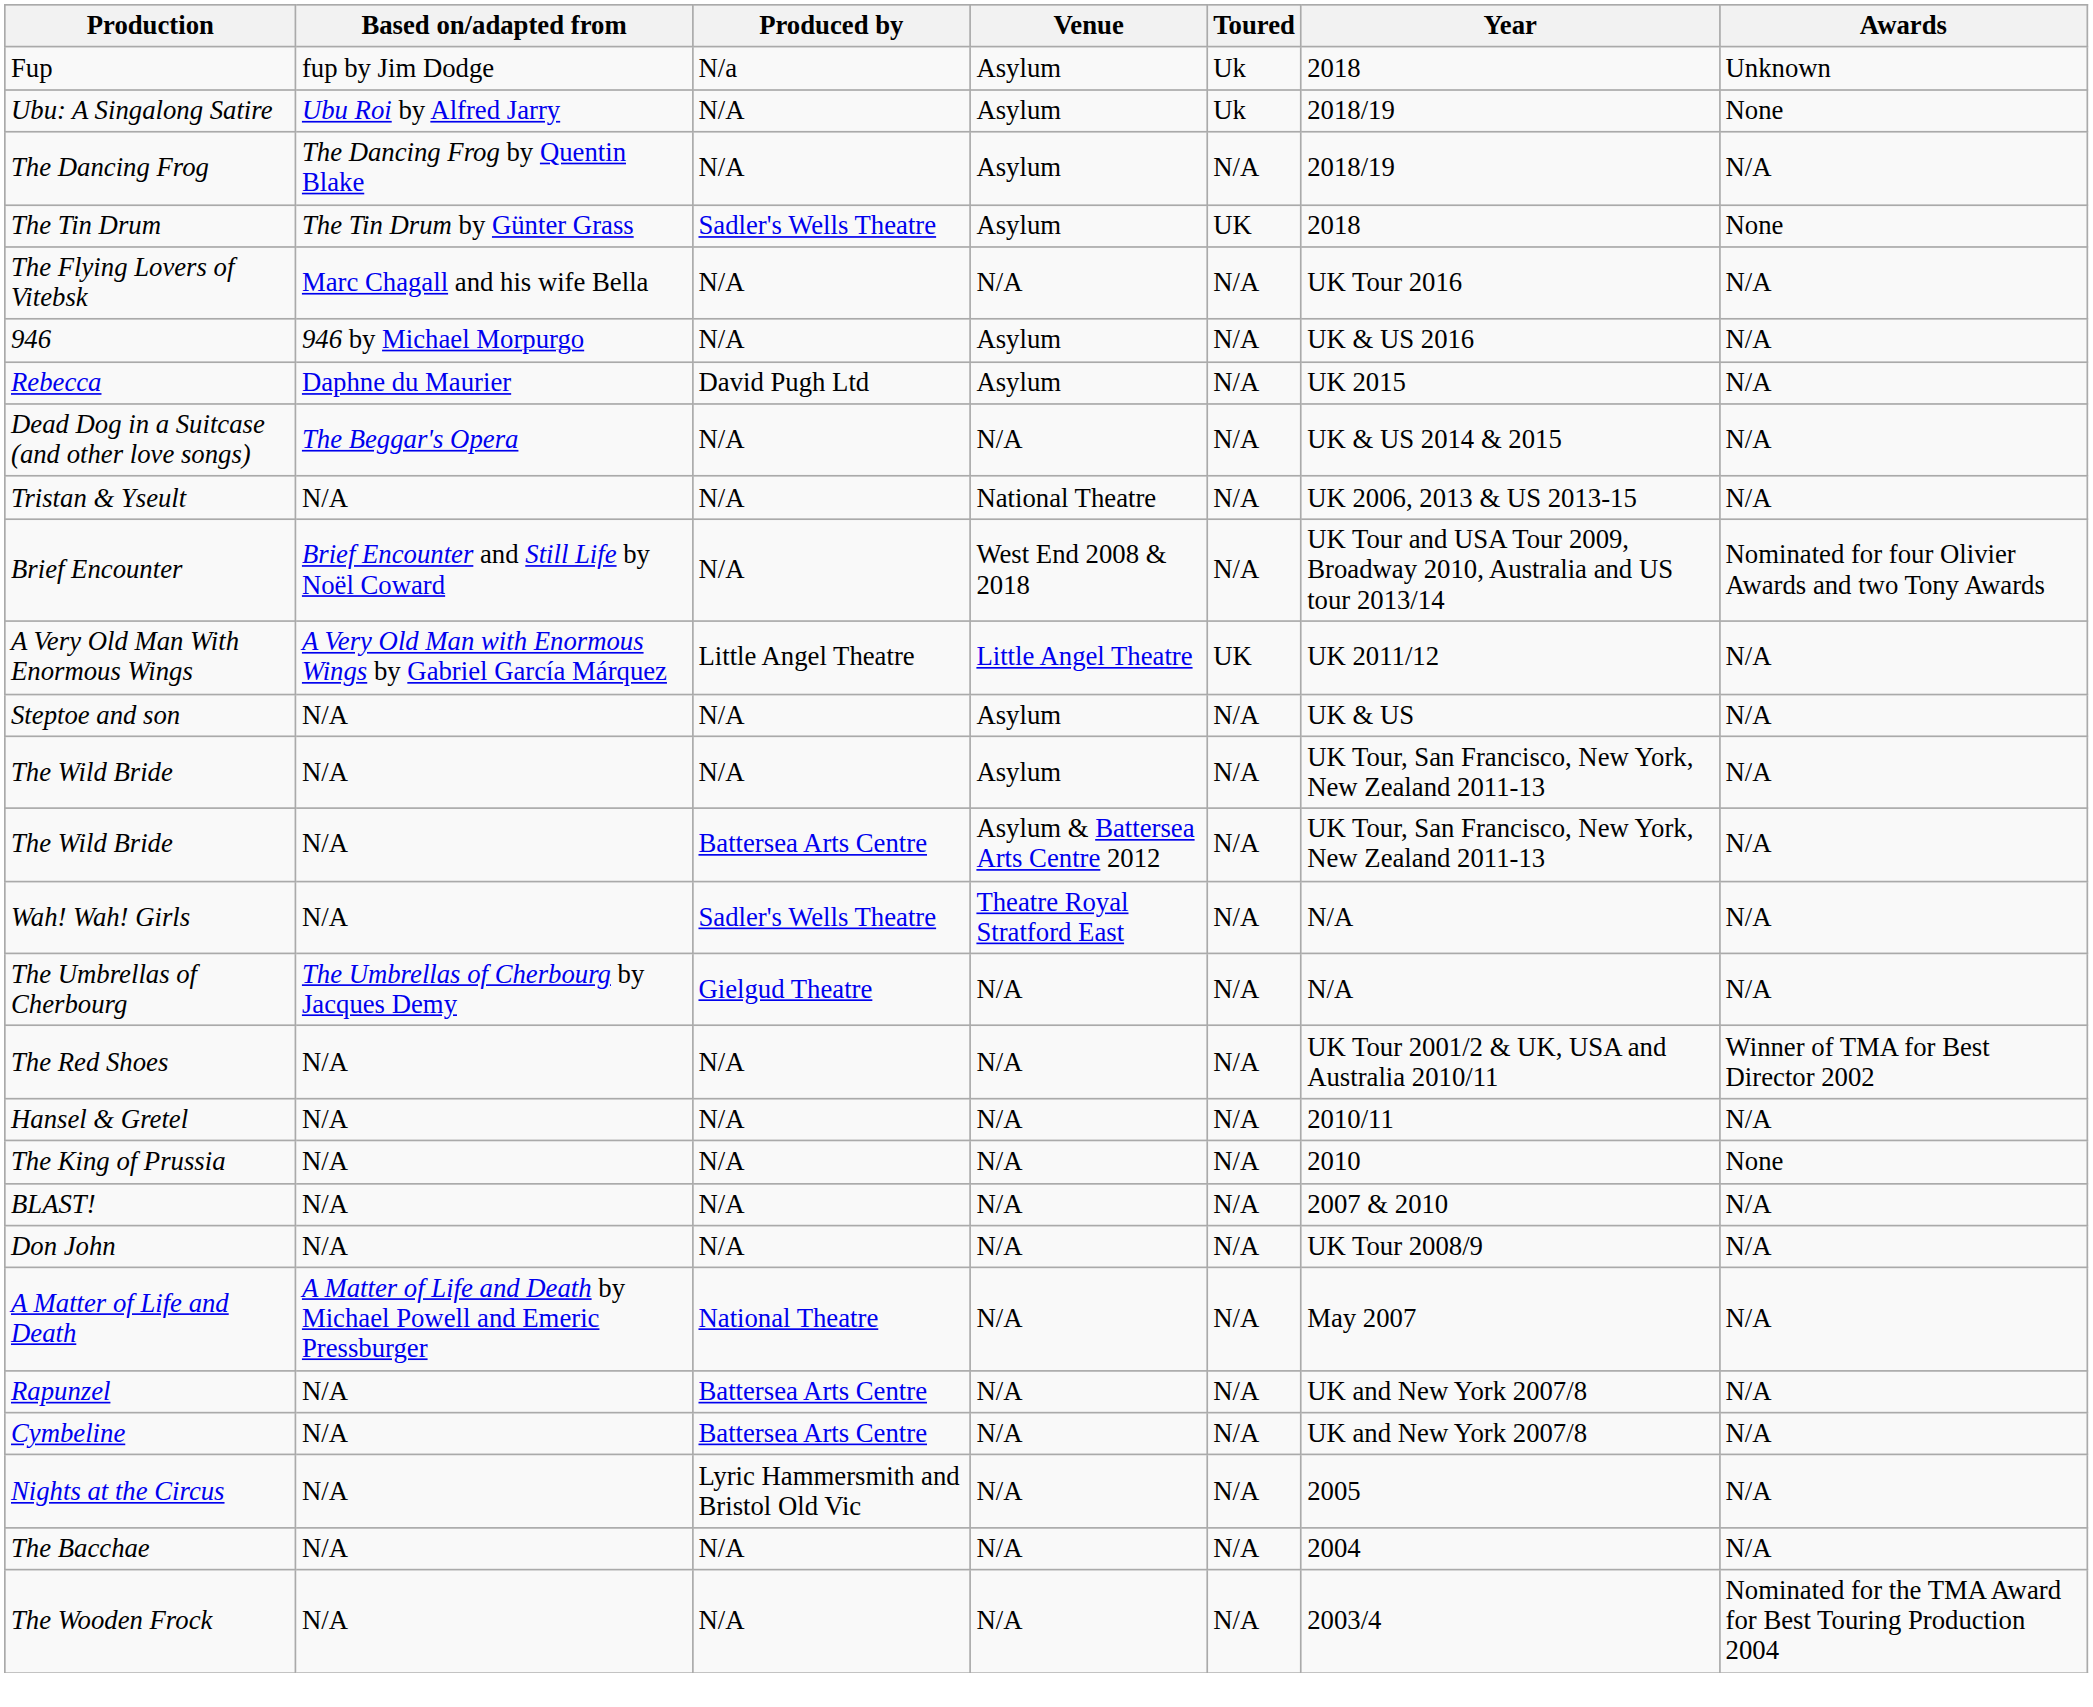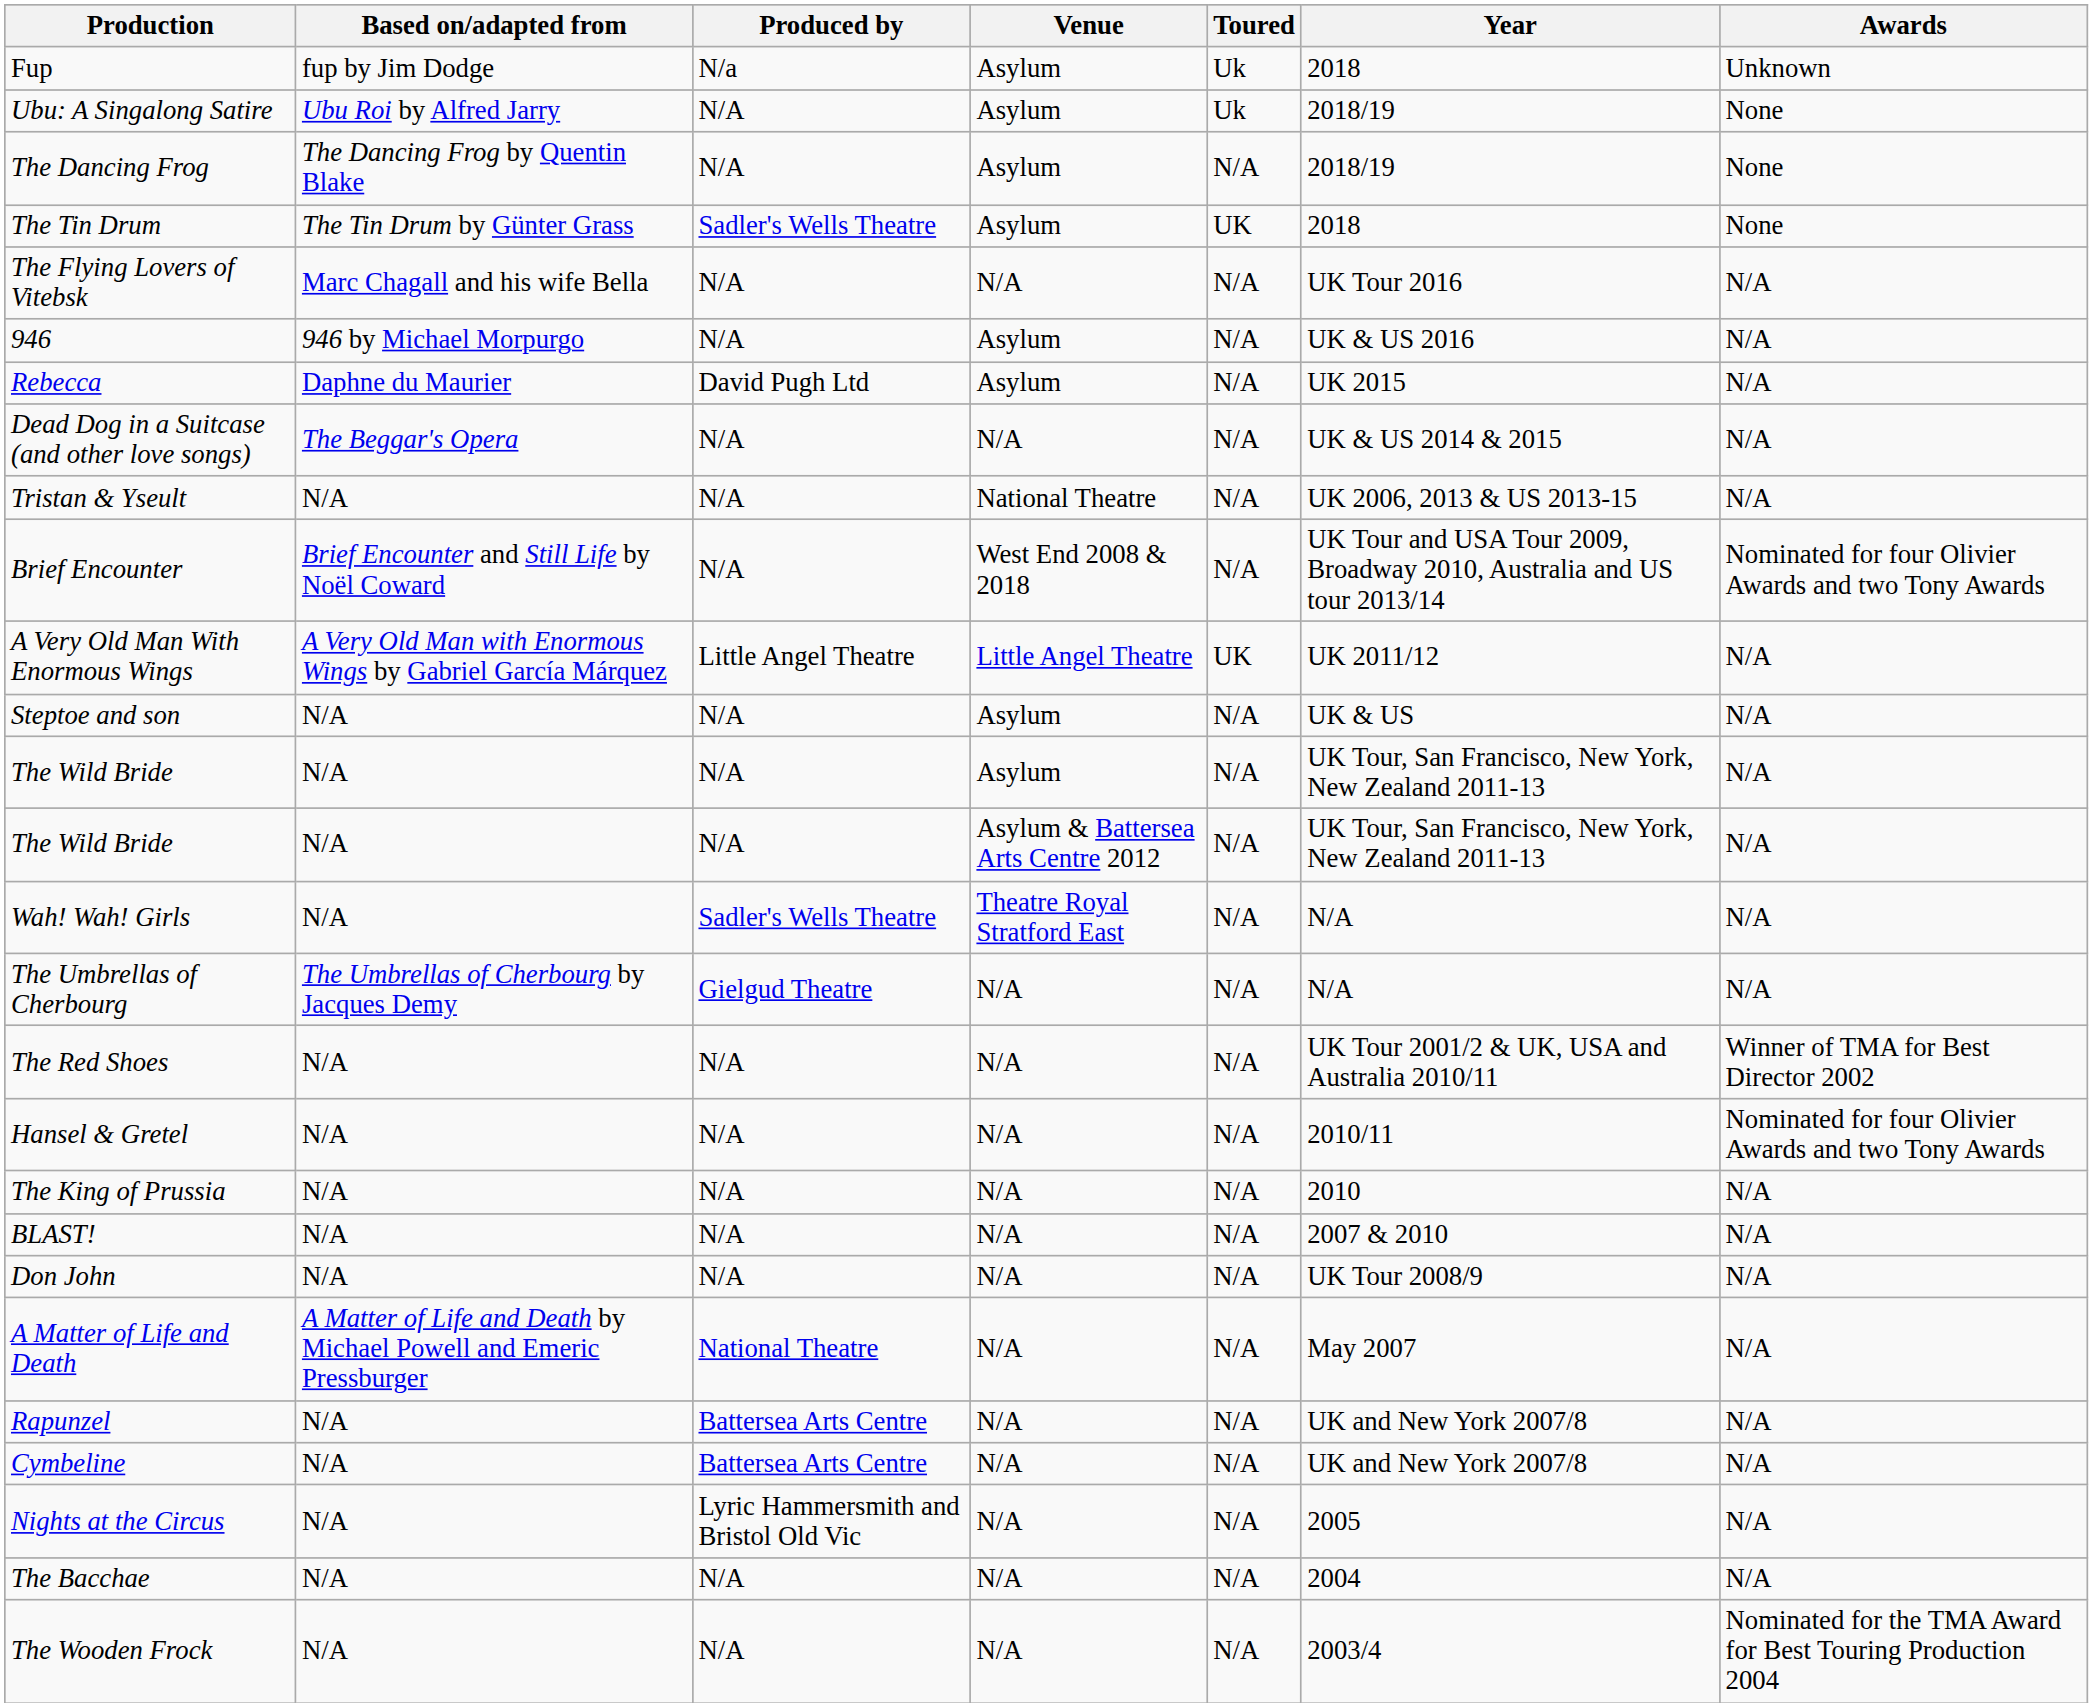(1749, 167) N/A -> (1754, 167) None
(813, 844) Battersea Arts Centre -> (721, 844) N/A
(1749, 1119) N/A -> (1885, 1134) Nominated for four Olivier Awards and two Tony Awards
(1754, 1161) None -> (1749, 1191) N/A
